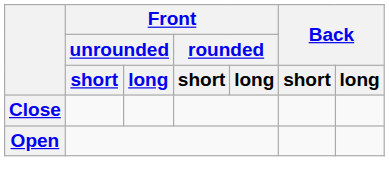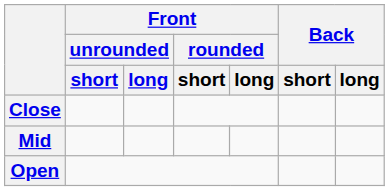+ row: (35, 140)
